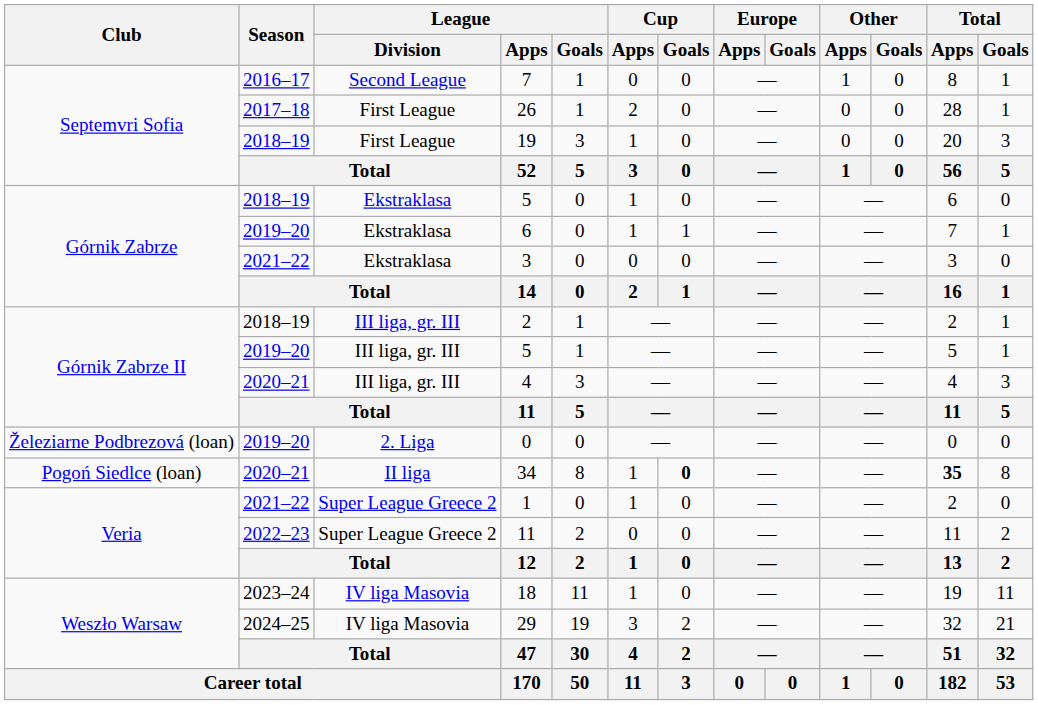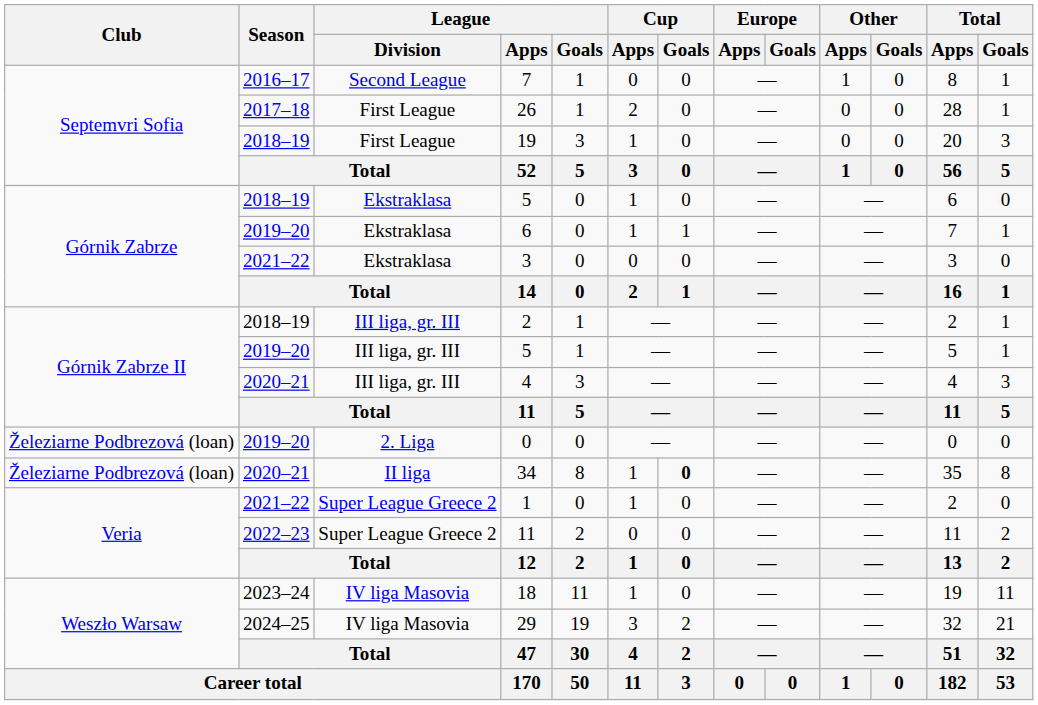(122, 472) Pogoń Siedlce (loan) -> (122, 472) Železiarne Podbrezová (loan)
(952, 472) bold -> (952, 472) normal
